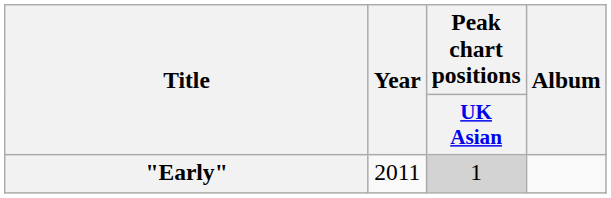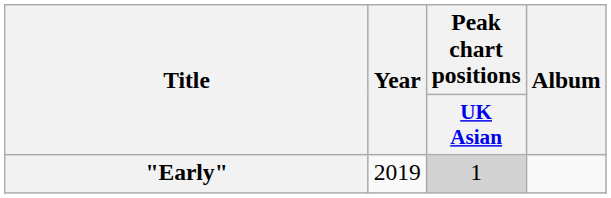(397, 173) 2011 -> (397, 173) 2019
